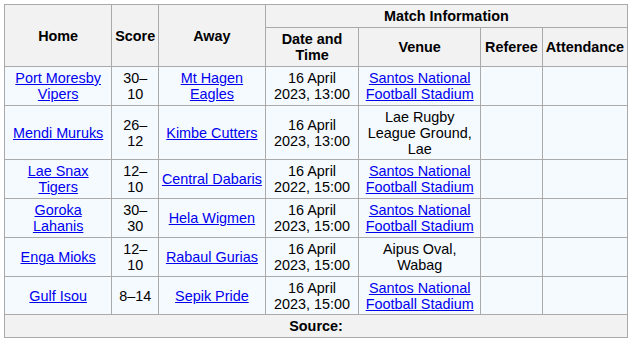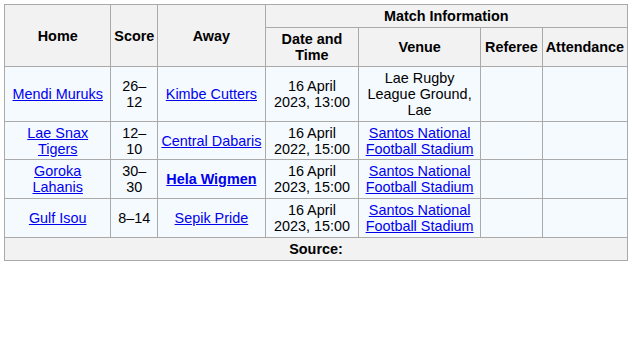- row: (58, 86)
(212, 218) normal -> (211, 179) bold
- row: (58, 257)
